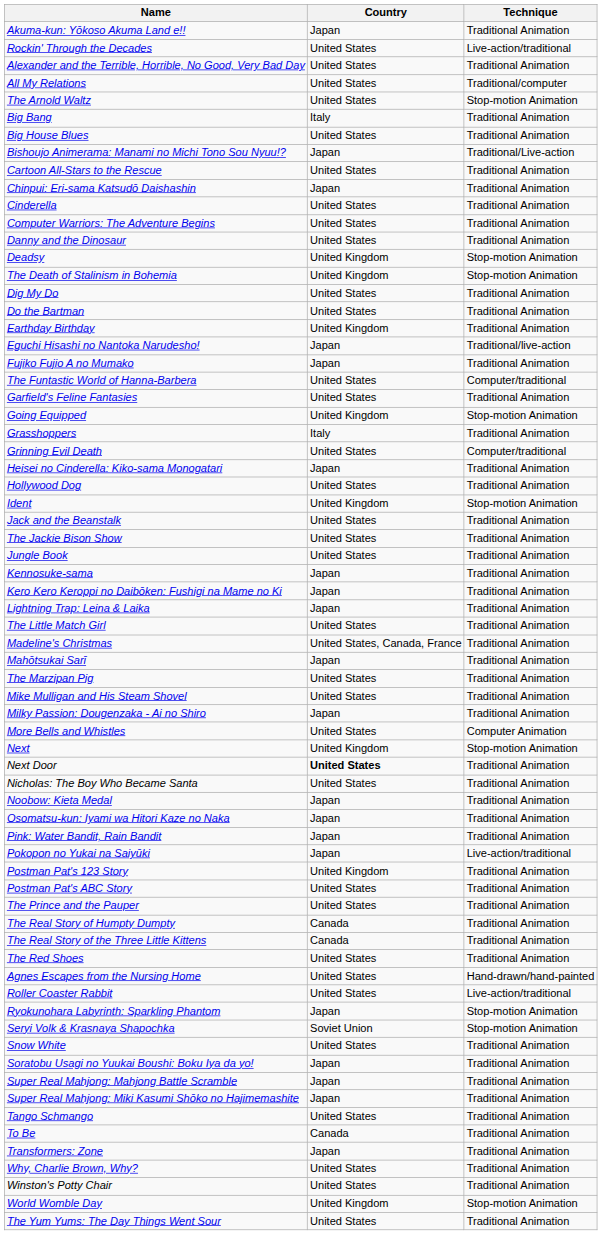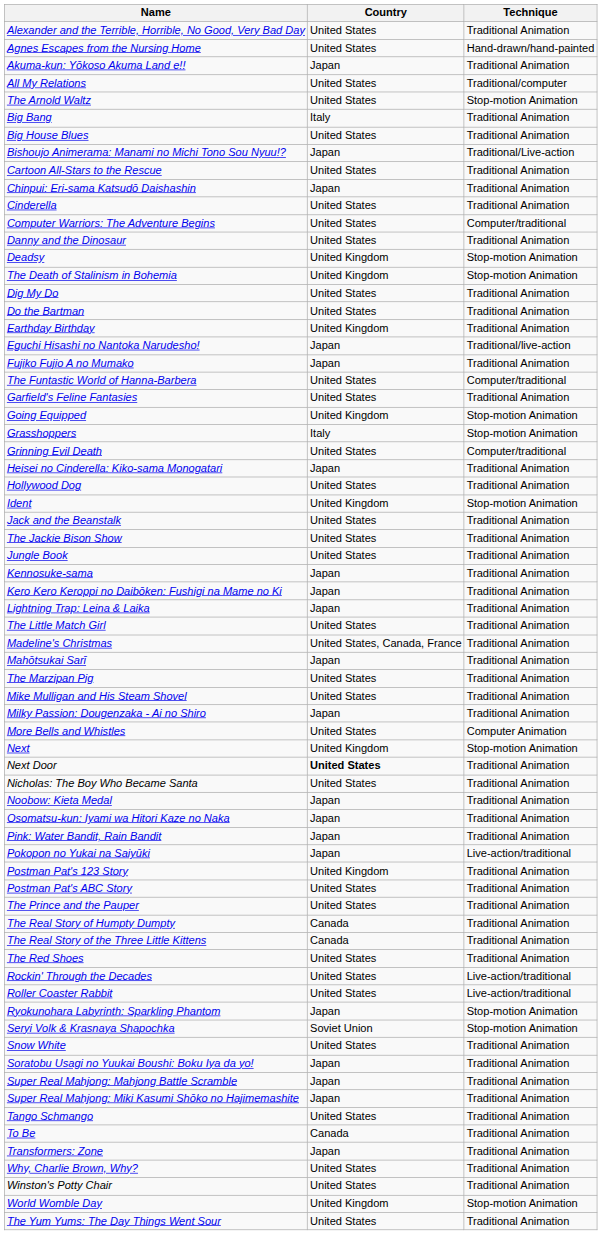rows swapped: (96, 30) <-> (156, 65)
rows swapped: (104, 976) <-> (79, 48)
(518, 223) Traditional Animation -> (516, 223) Computer/traditional
(518, 433) Traditional Animation -> (522, 433) Stop-motion Animation
